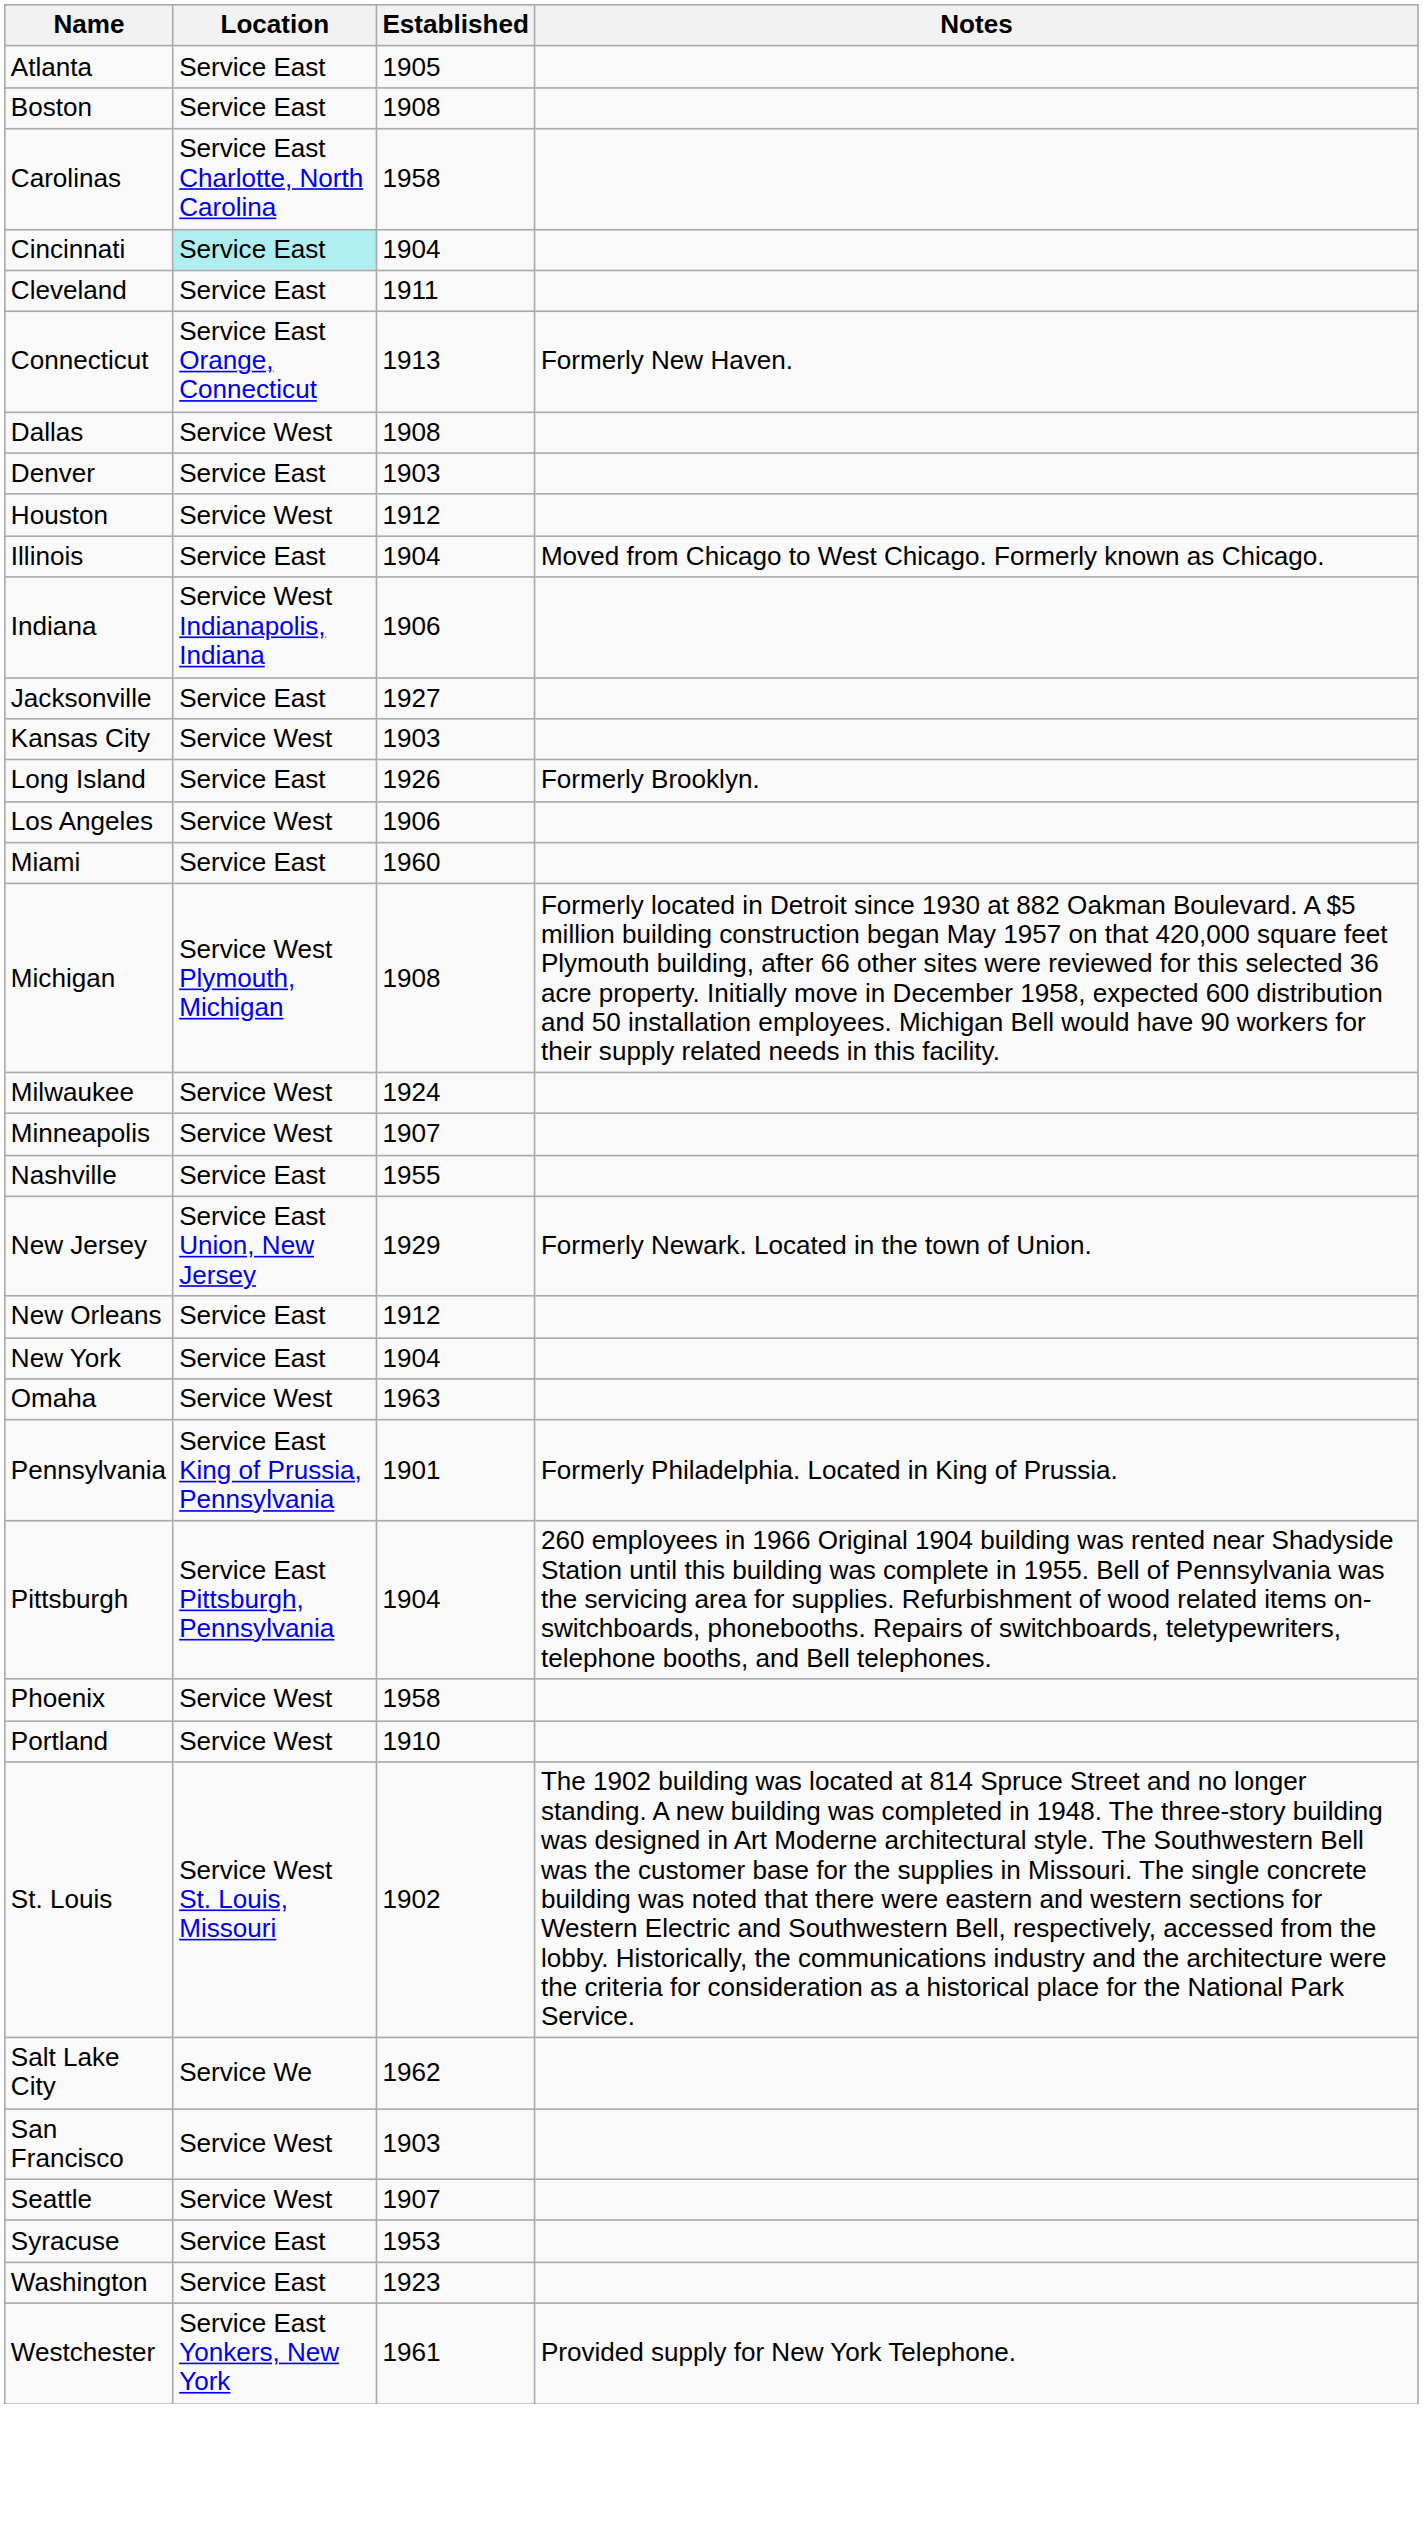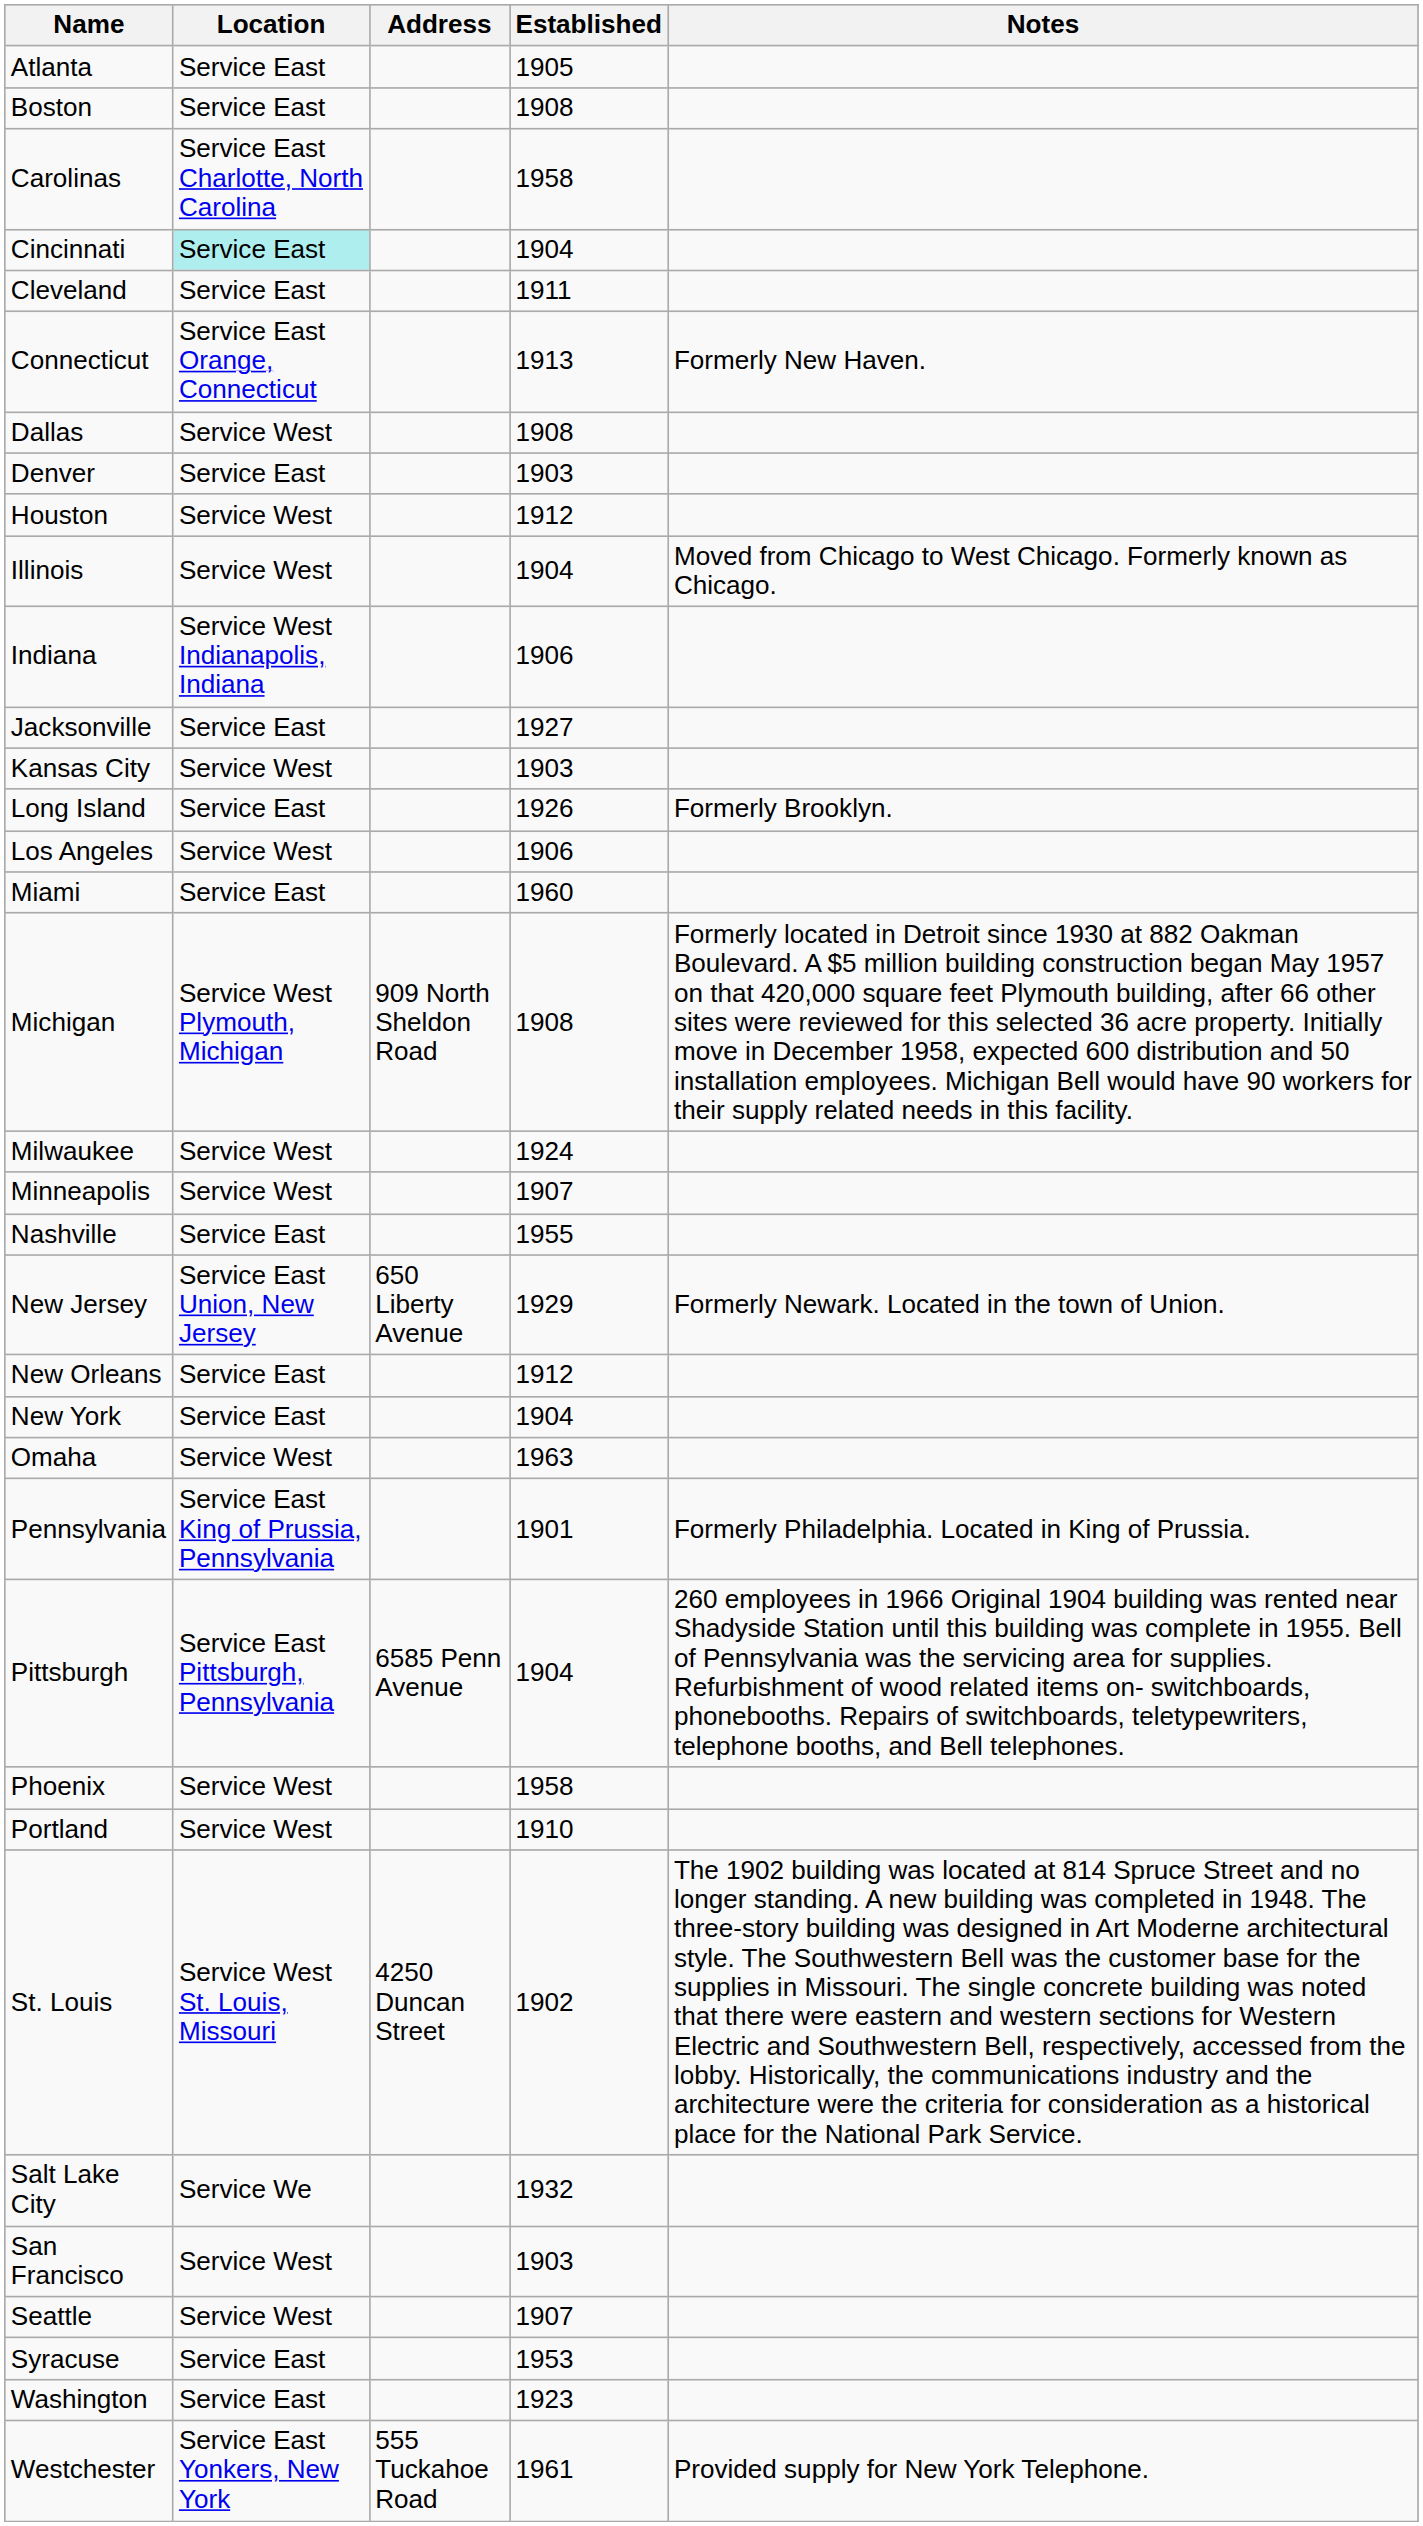+ column: (439, 25)
(252, 556) Service East -> (256, 570) Service West
(411, 2072) 1962 -> (544, 2190) 1932
